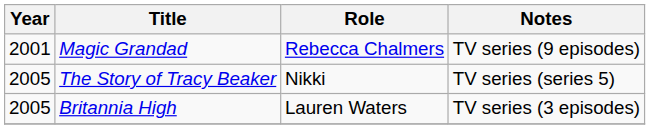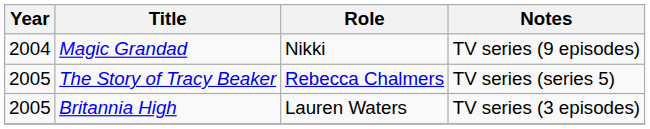(30, 49) 2001 -> (30, 49) 2004
(364, 49) Rebecca Chalmers -> (305, 49) Nikki
(305, 78) Nikki -> (364, 78) Rebecca Chalmers
